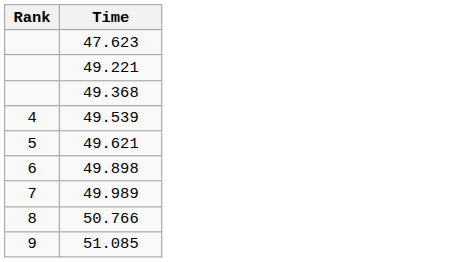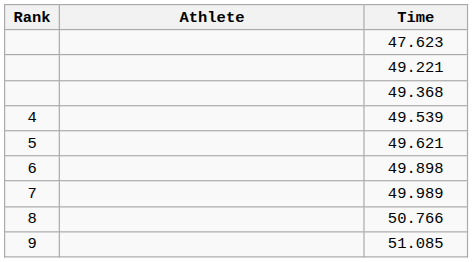+ column: (212, 17)
